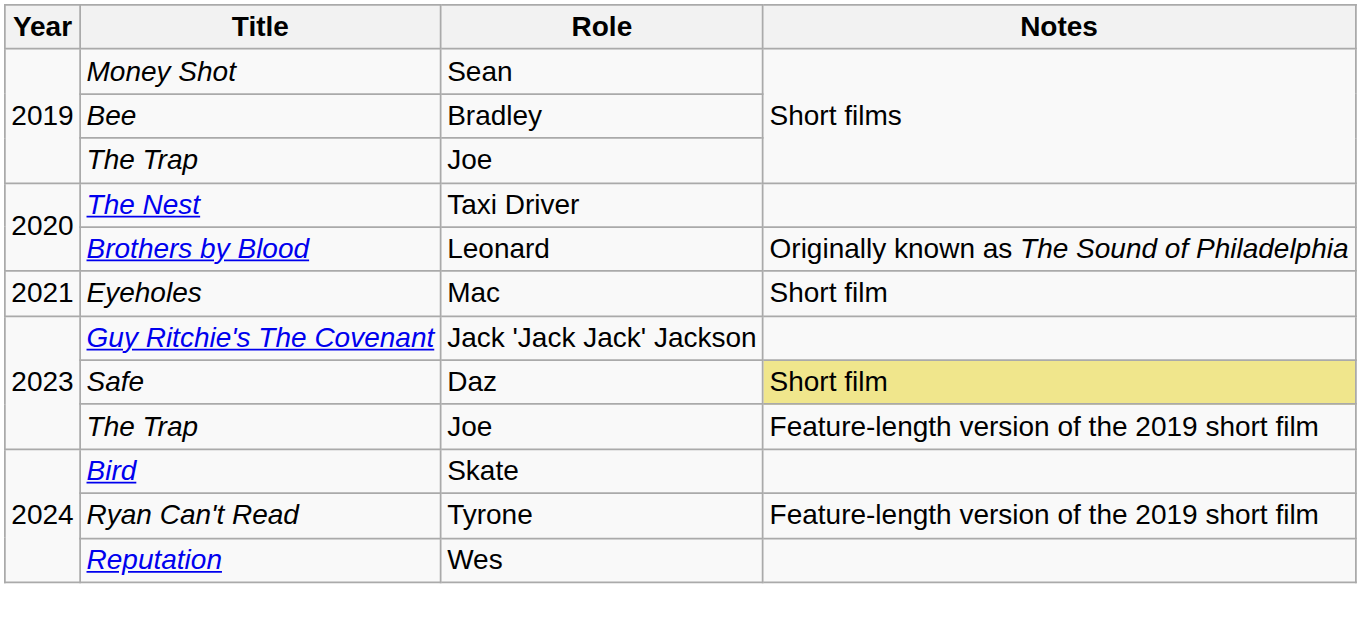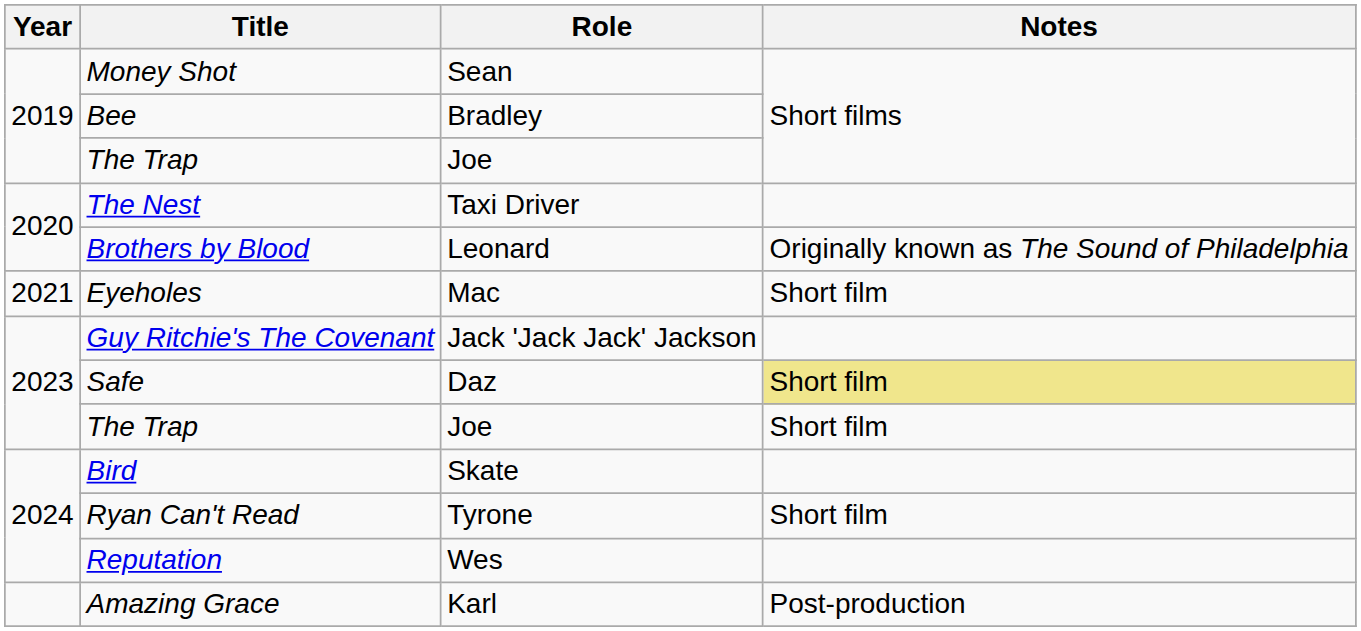(1044, 426) Feature-length version of the 2019 short film -> (829, 426) Short film
(1044, 515) Feature-length version of the 2019 short film -> (829, 515) Short film
+ row: (42, 604)
